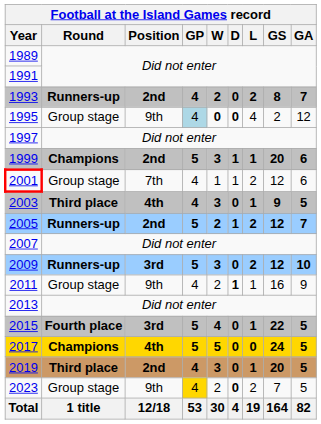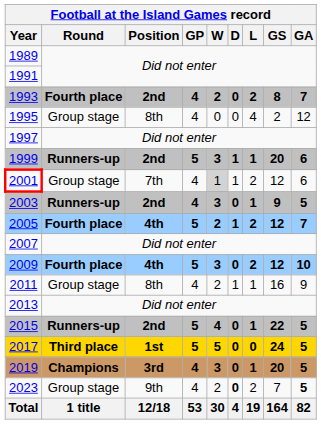(84, 96) Runners-up -> (84, 96) Fourth place
(154, 117) 9th -> (154, 117) 8th
(195, 117) lightblue background -> (195, 117) no background
(217, 117) bold -> (217, 117) normal
(235, 117) bold -> (235, 117) normal
(84, 159) Champions -> (84, 159) Runners-up
(217, 180) no background -> (217, 180) lightgrey background
(84, 202) Third place -> (84, 202) Runners-up
(154, 202) 4th -> (154, 202) 2nd
(84, 223) Runners-up -> (84, 223) Fourth place
(154, 223) 2nd -> (154, 223) 4th
(84, 264) Runners-up -> (84, 264) Fourth place
(154, 264) 3rd -> (154, 264) 4th
(154, 285) 9th -> (154, 285) 8th
(235, 285) bold -> (235, 285) normal
(84, 326) Fourth place -> (84, 326) Runners-up
(154, 326) 3rd -> (154, 326) 2nd
(84, 346) Champions -> (84, 346) Third place
(154, 346) 4th -> (154, 346) 1st
(84, 367) Third place -> (84, 367) Champions
(154, 367) 2nd -> (154, 367) 3rd
(195, 387) gold background -> (195, 387) no background
(304, 387) normal -> (304, 387) bold
